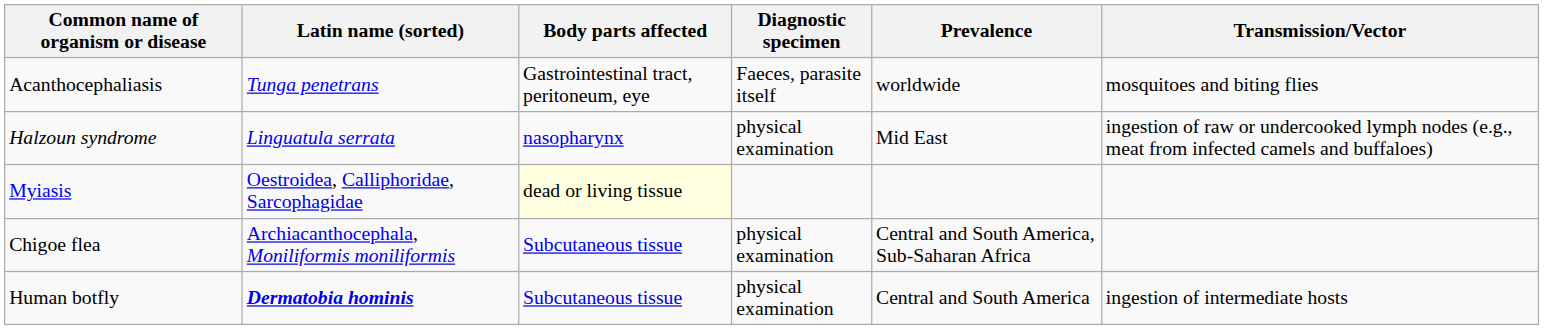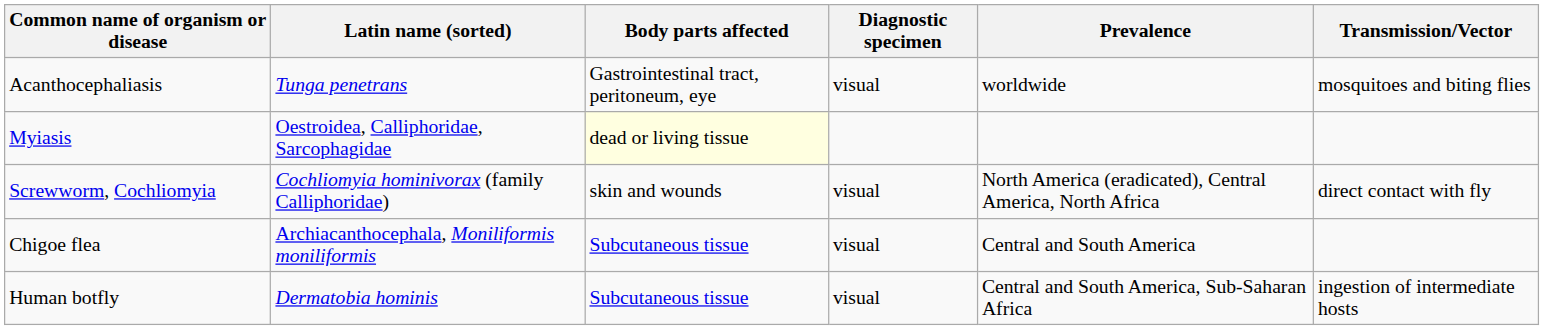(799, 84) Faeces, parasite itself -> (856, 84) visual
- row: (83, 137)
+ row: (112, 191)
(785, 244) physical examination -> (856, 244) visual
(985, 244) Central and South America, Sub-Saharan Africa -> (1089, 244) Central and South America
(330, 297) bold -> (357, 297) normal
(785, 297) physical examination -> (856, 297) visual
(983, 297) Central and South America -> (1144, 297) Central and South America, Sub-Saharan Africa
